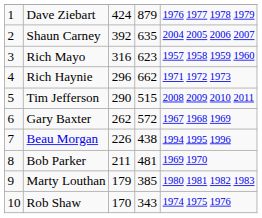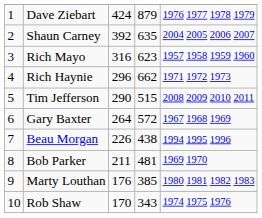(122, 118) 262 -> (122, 118) 264
(122, 181) 179 -> (122, 181) 176
